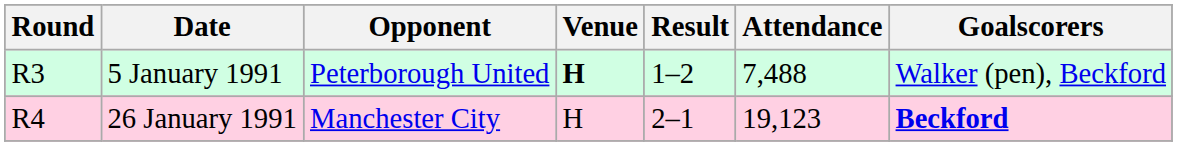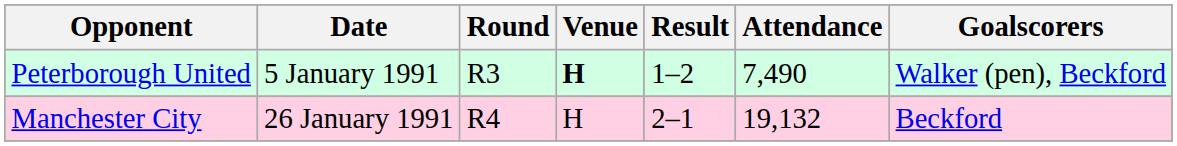columns swapped: (53, 27) <-> (430, 27)
(775, 72) 7,488 -> (775, 72) 7,490
(782, 118) 19,123 -> (782, 118) 19,132
(952, 118) bold -> (949, 118) normal
